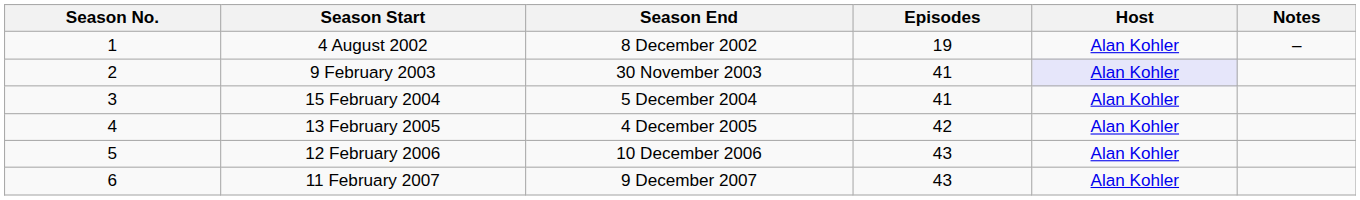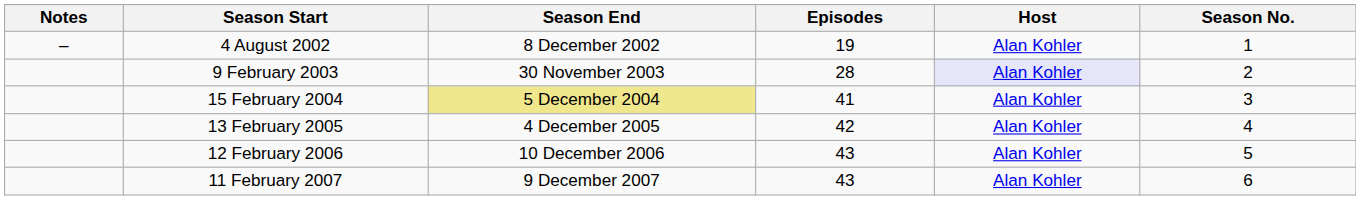columns swapped: (112, 18) <-> (1297, 18)
(942, 72) 41 -> (845, 72) 28
(689, 99) no background -> (592, 99) khaki background
